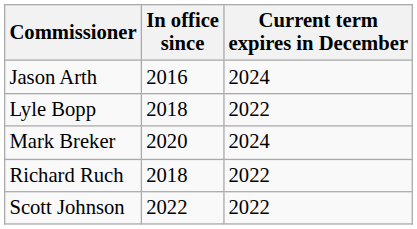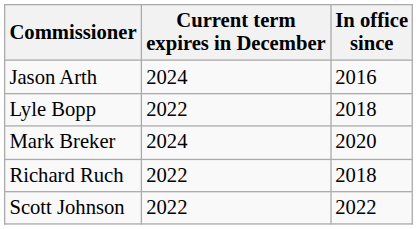columns swapped: (183, 32) <-> (318, 32)
